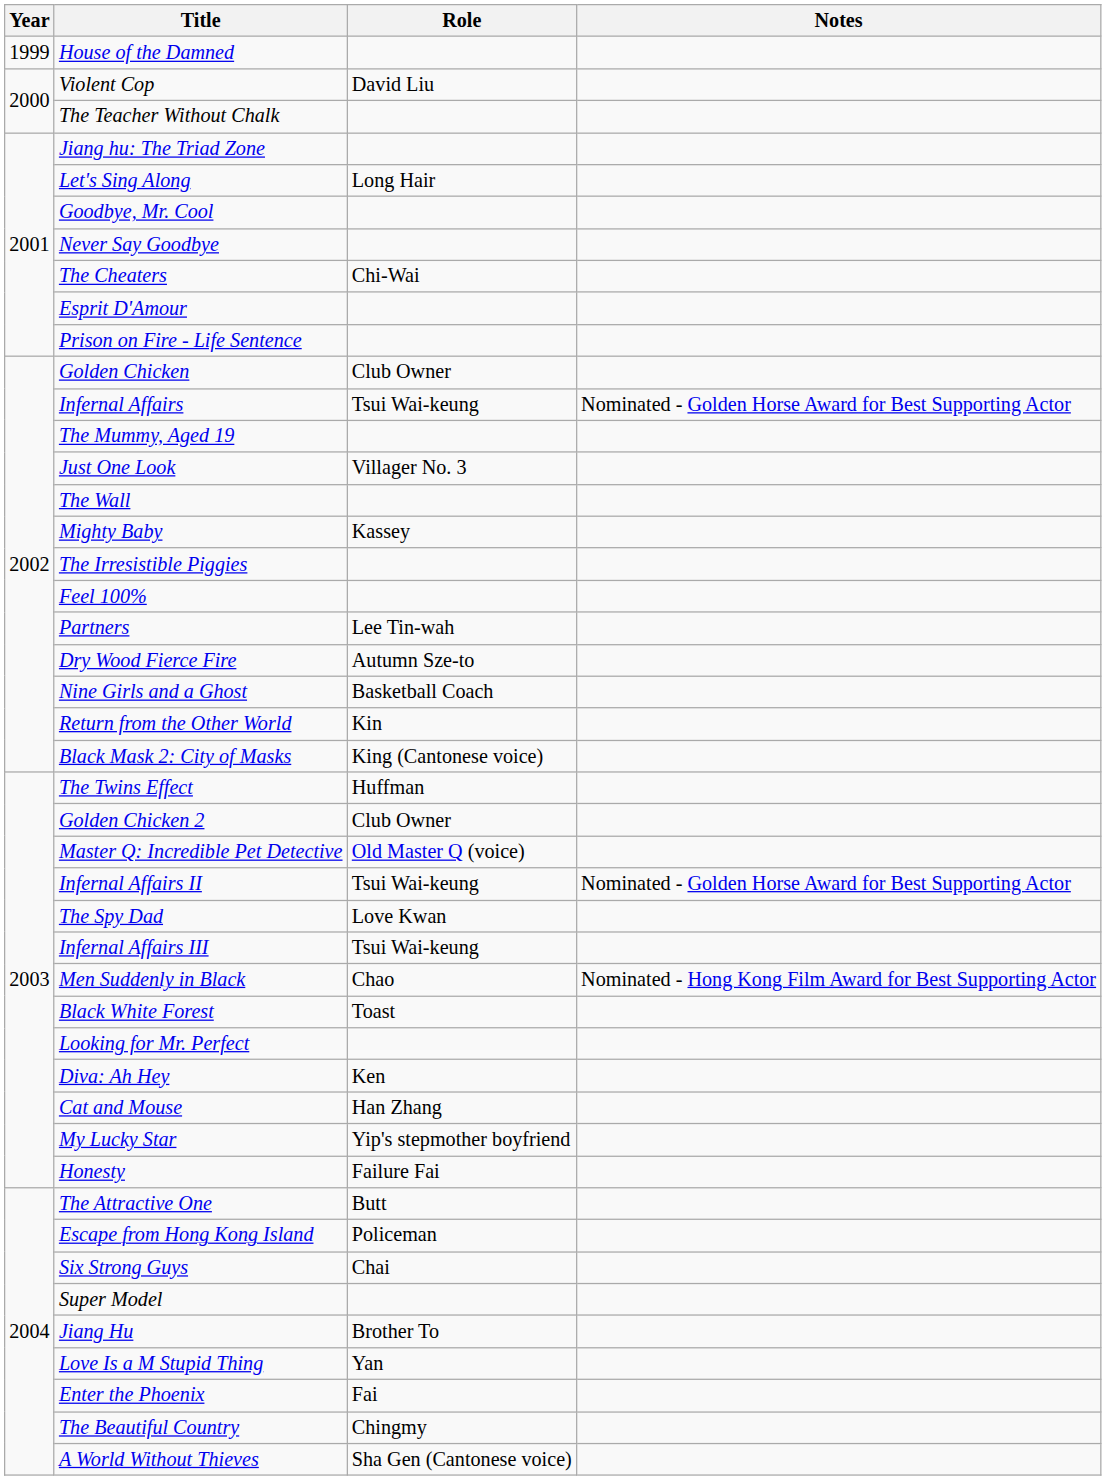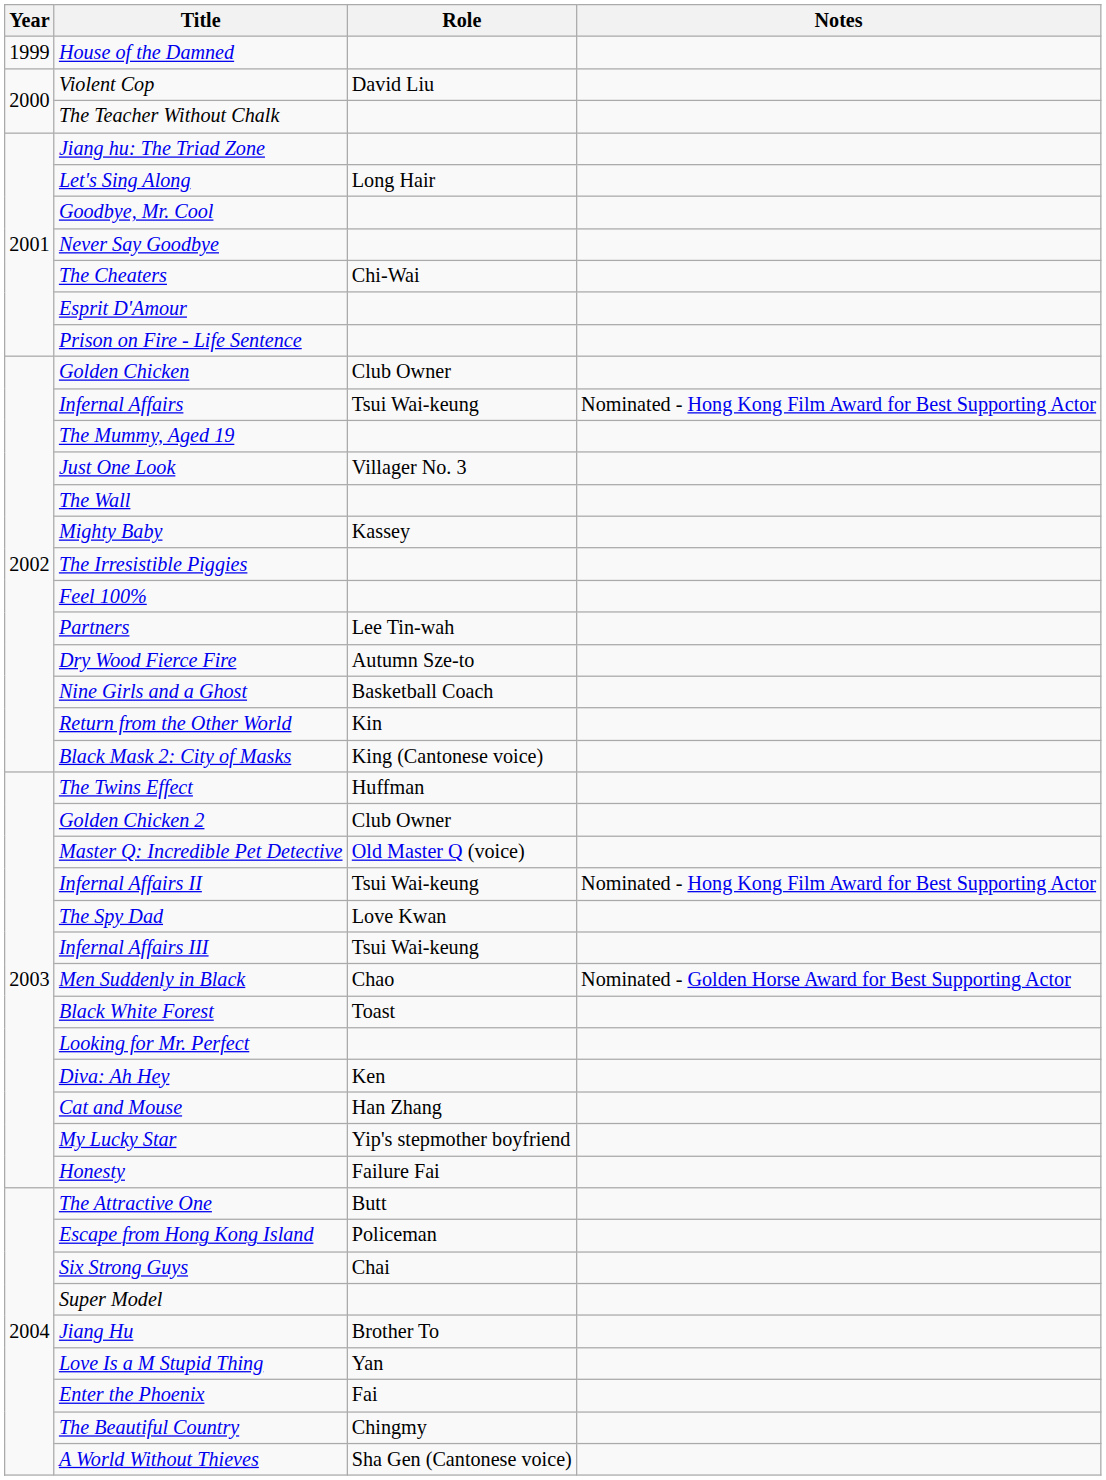(826, 404) Nominated - Golden Horse Award for Best Supporting Actor -> (839, 404) Nominated - Hong Kong Film Award for Best Supporting Actor
(826, 883) Nominated - Golden Horse Award for Best Supporting Actor -> (839, 883) Nominated - Hong Kong Film Award for Best Supporting Actor
(839, 979) Nominated - Hong Kong Film Award for Best Supporting Actor -> (826, 979) Nominated - Golden Horse Award for Best Supporting Actor
